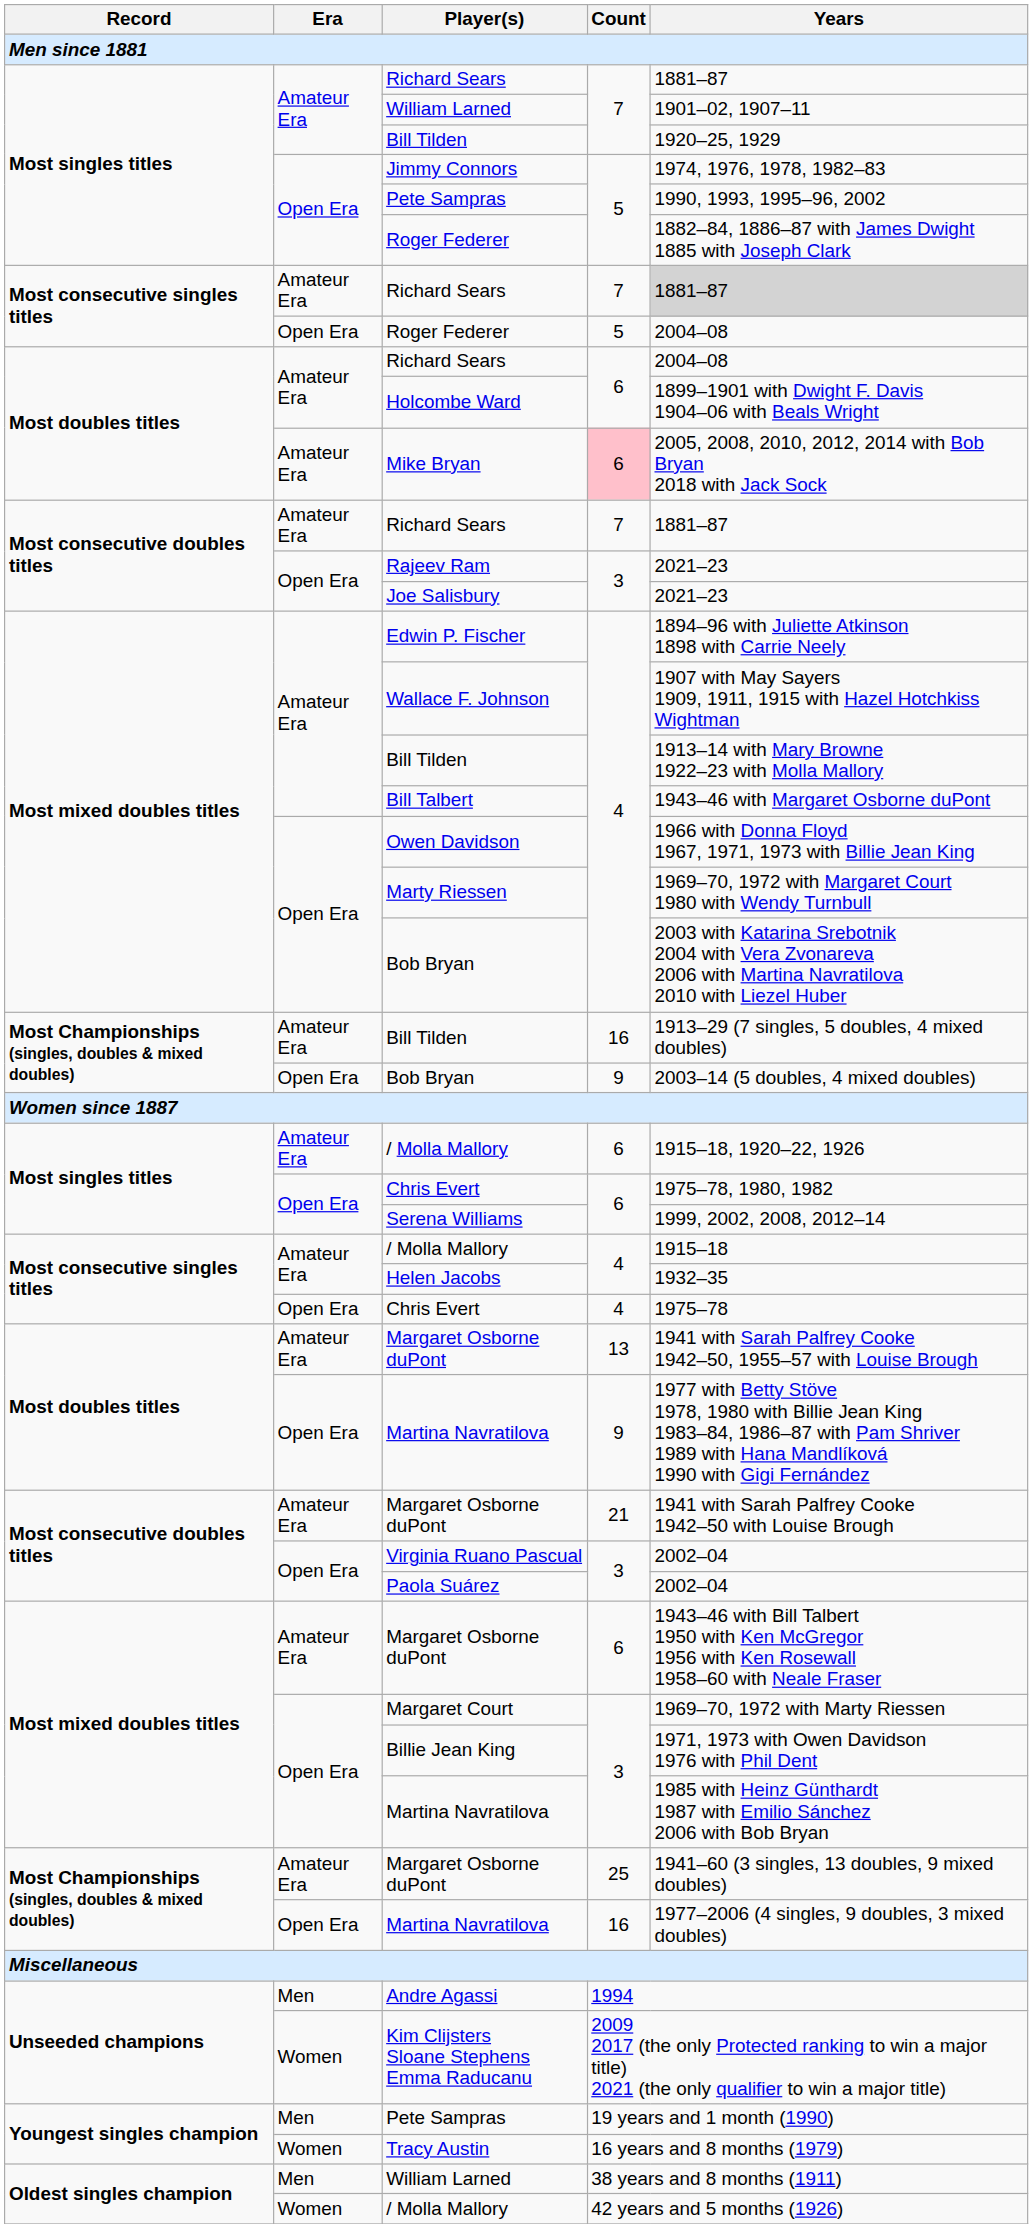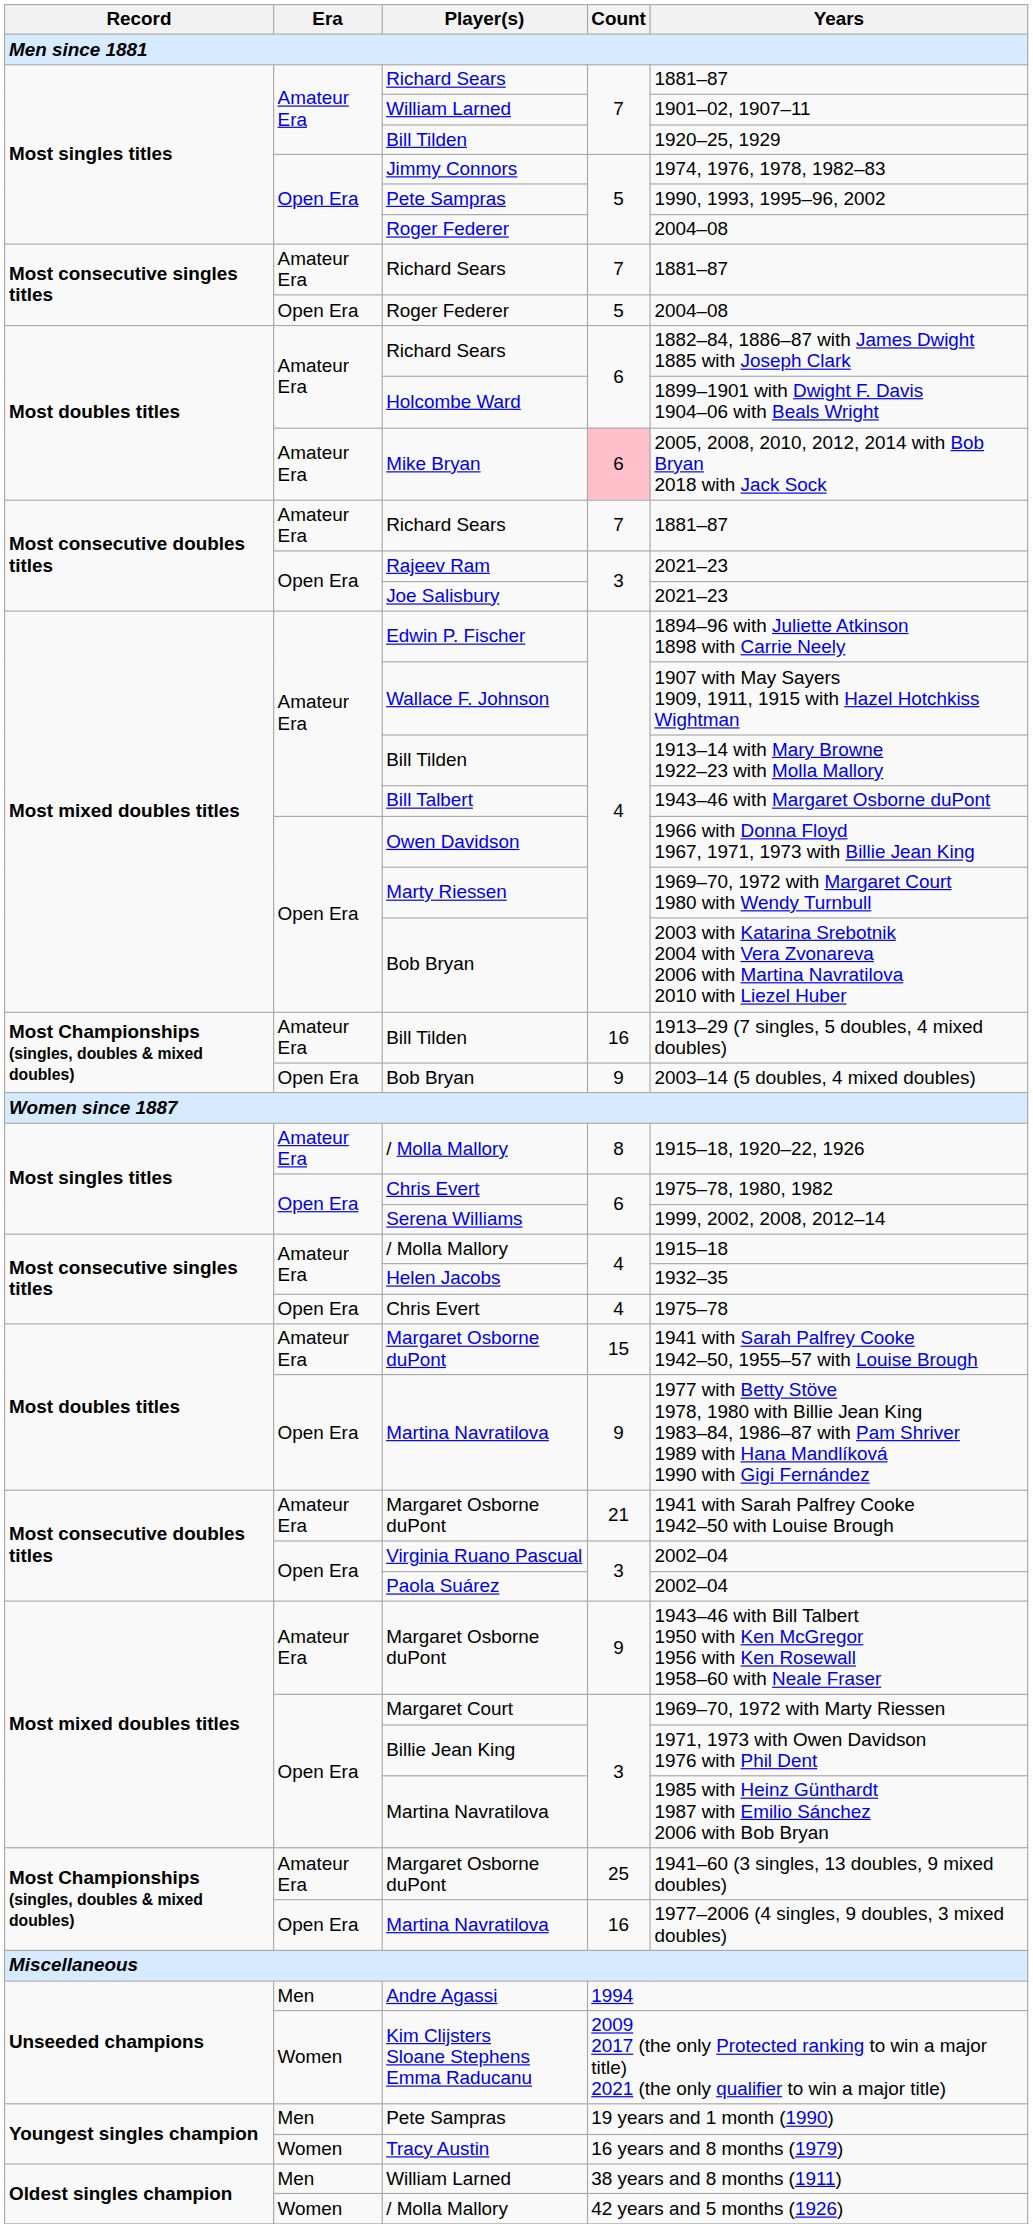(815, 239) 1882–84, 1886–87 with James Dwight 1885 with Joseph Clark -> (691, 229) 2004–08
(691, 290) lightgrey background -> (691, 269) no background
(691, 361) 2004–08 -> (815, 350) 1882–84, 1886–87 with James Dwight 1885 with Joseph Clark
(619, 1148) 6 -> (619, 1148) 8
(619, 1349) 13 -> (619, 1349) 15
(619, 1647) 6 -> (619, 1647) 9
